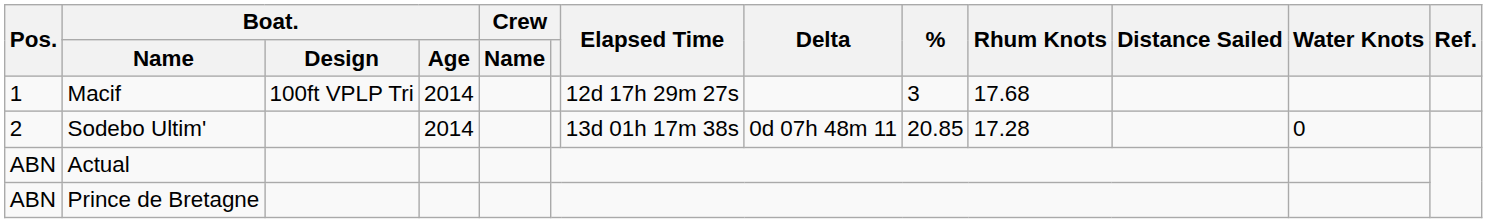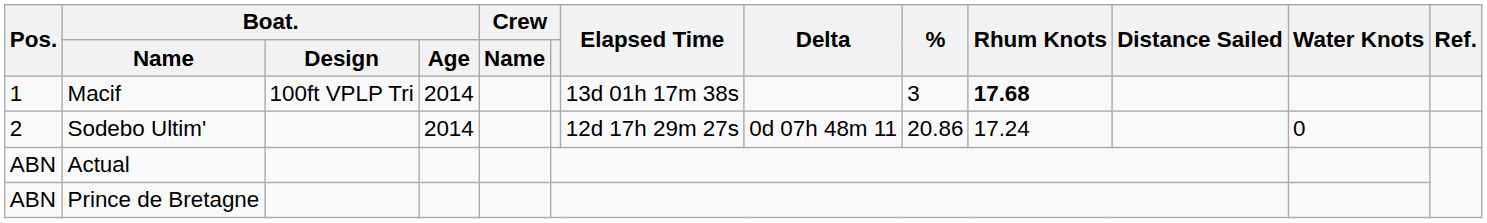(652, 93) 12d 17h 29m 27s -> (652, 93) 13d 01h 17m 38s
(1002, 93) normal -> (1002, 93) bold
(652, 128) 13d 01h 17m 38s -> (652, 128) 12d 17h 29m 27s
(935, 128) 20.85 -> (935, 128) 20.86
(1002, 128) 17.28 -> (1002, 128) 17.24
